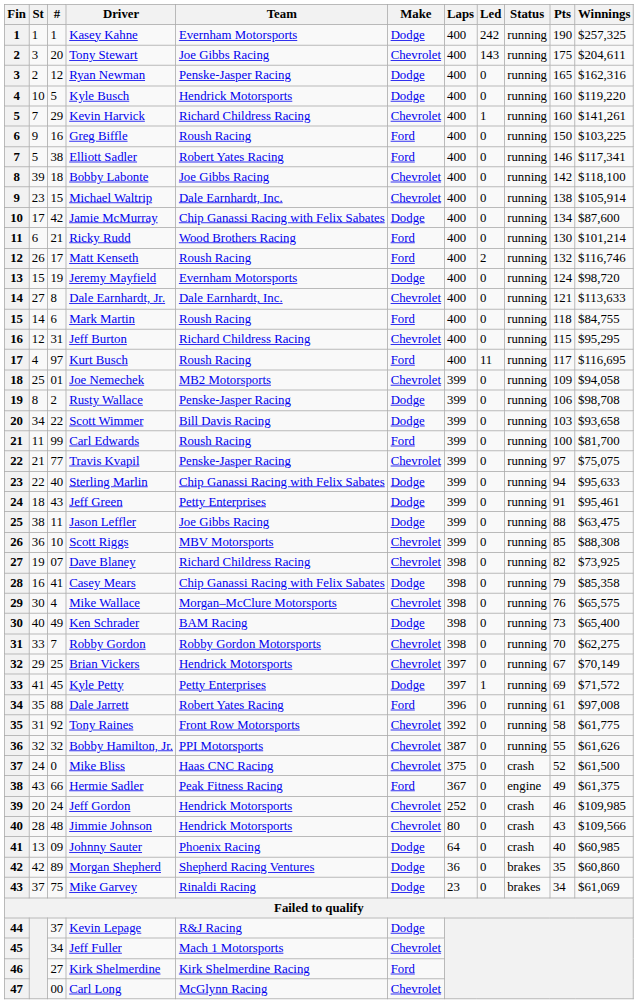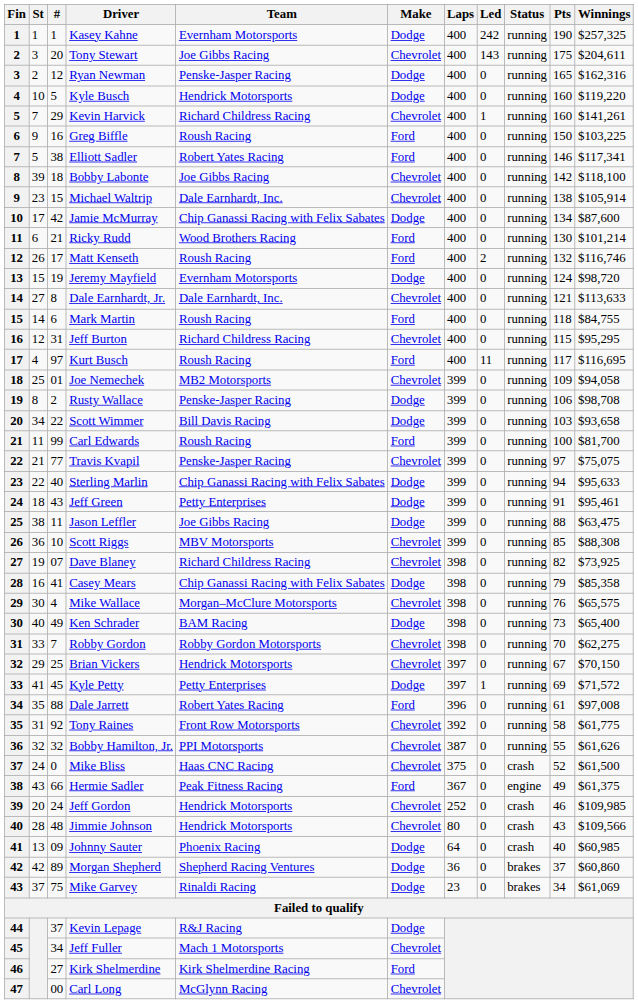(599, 664) $70,149 -> (599, 664) $70,150
(559, 867) 35 -> (559, 867) 37
